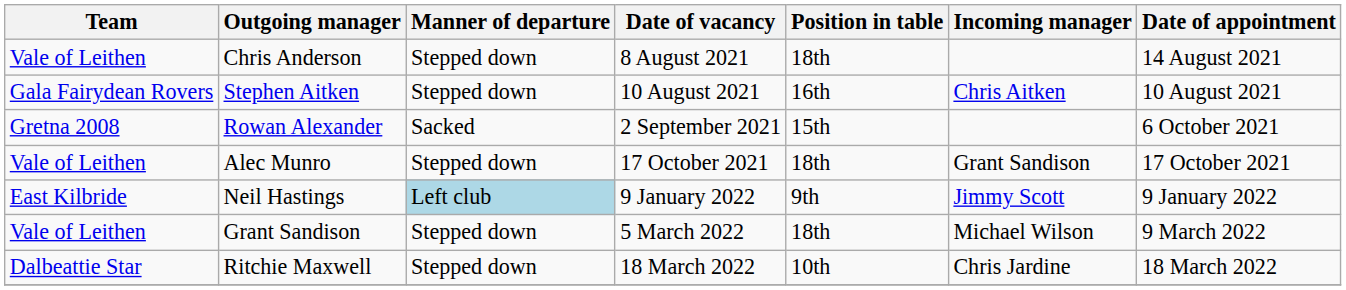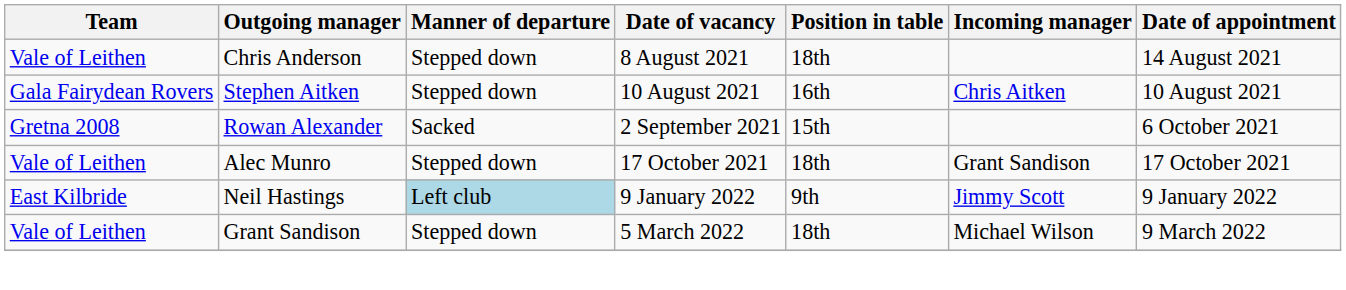- row: (297, 267)
